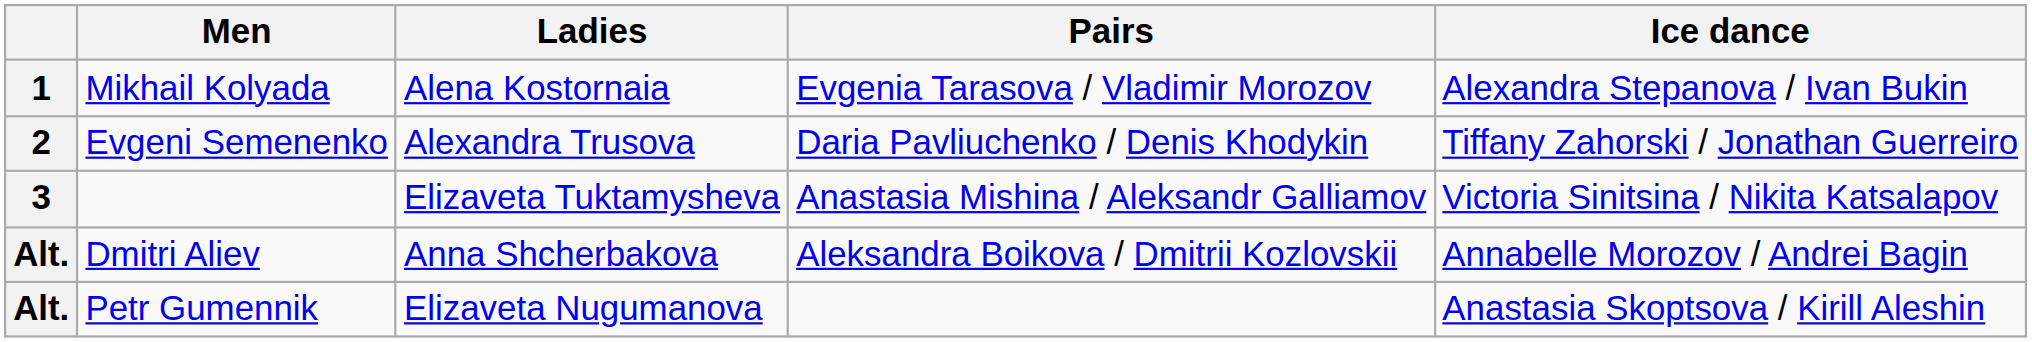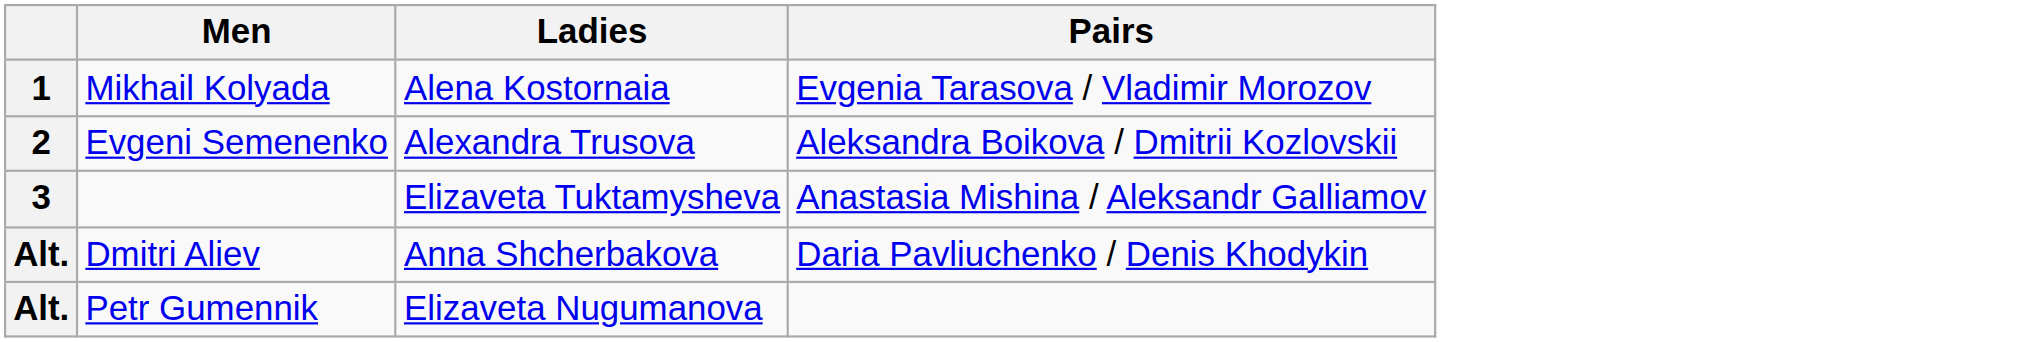- column: (1730, 32)
(1082, 142) Daria Pavliuchenko / Denis Khodykin -> (1097, 142) Aleksandra Boikova / Dmitrii Kozlovskii
(1097, 253) Aleksandra Boikova / Dmitrii Kozlovskii -> (1082, 253) Daria Pavliuchenko / Denis Khodykin
